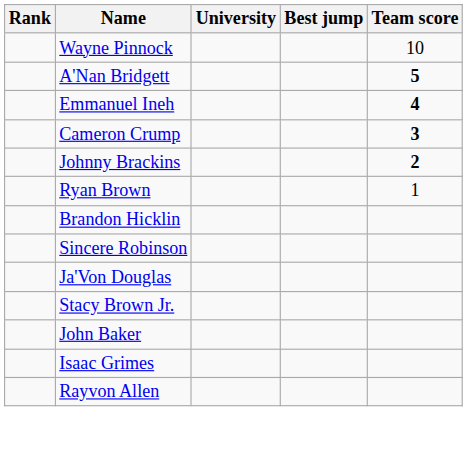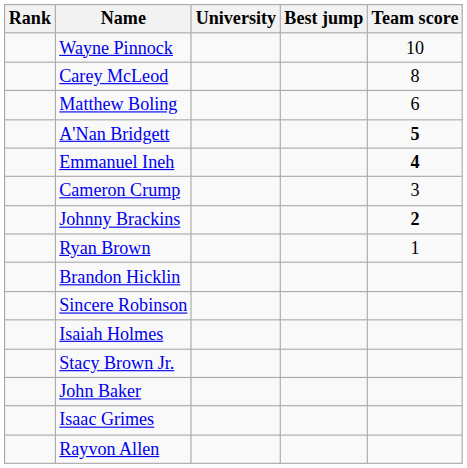+ row: (114, 76)
+ row: (118, 104)
(415, 133) bold -> (415, 190) normal
+ row: (111, 334)
- row: (115, 276)
